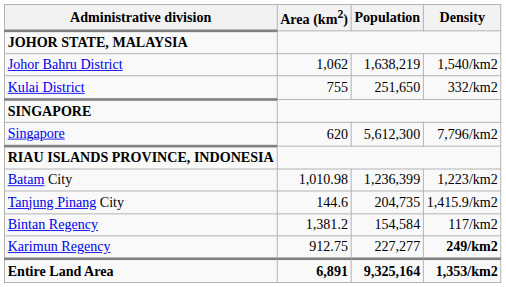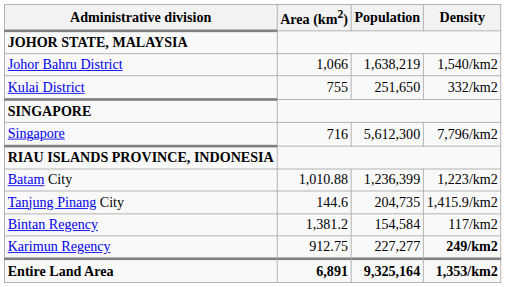(332, 65) 1,062 -> (332, 65) 1,066
(337, 134) 620 -> (337, 134) 716
(323, 180) 1,010.98 -> (323, 180) 1,010.88
